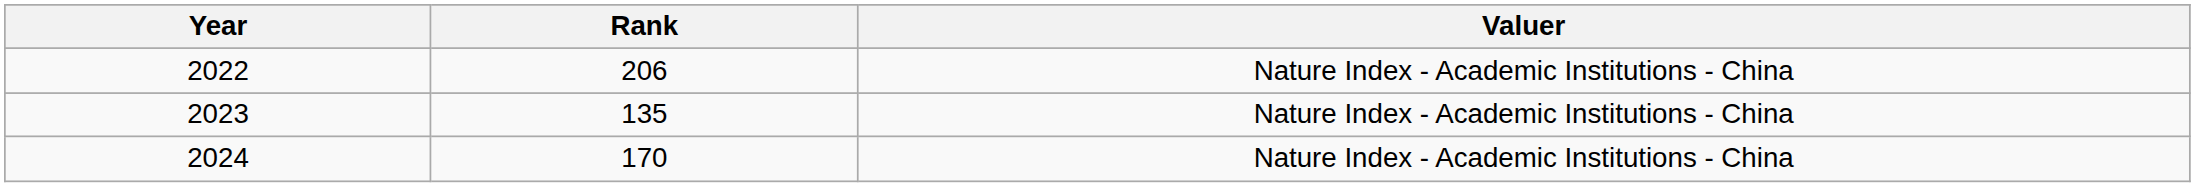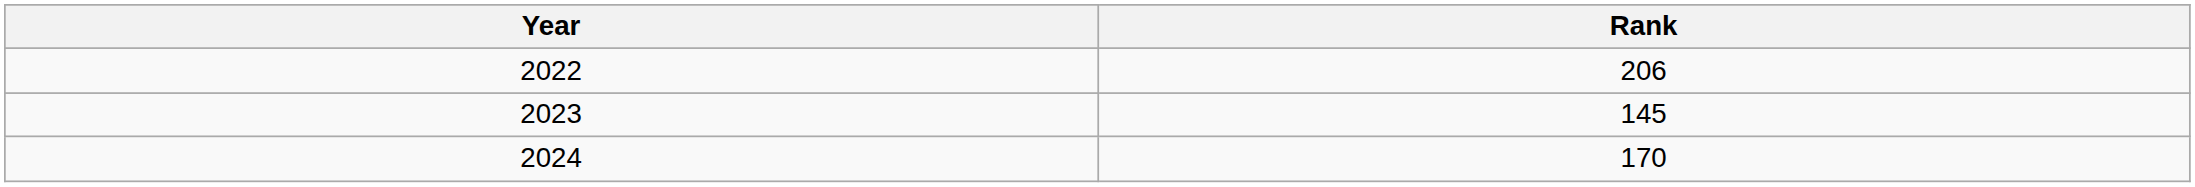- column: (1524, 26)
(644, 114) 135 -> (1644, 114) 145
